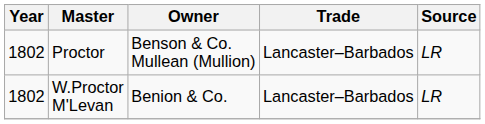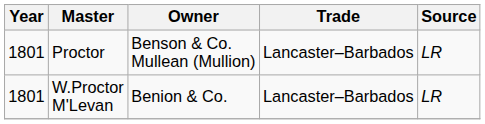(26, 52) 1802 -> (26, 52) 1801
(26, 96) 1802 -> (26, 96) 1801
